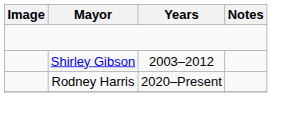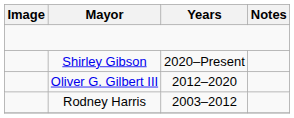(181, 61) 2003–2012 -> (204, 61) 2020–Present
+ row: (104, 81)
(181, 81) 2020–Present -> (204, 102) 2003–2012
